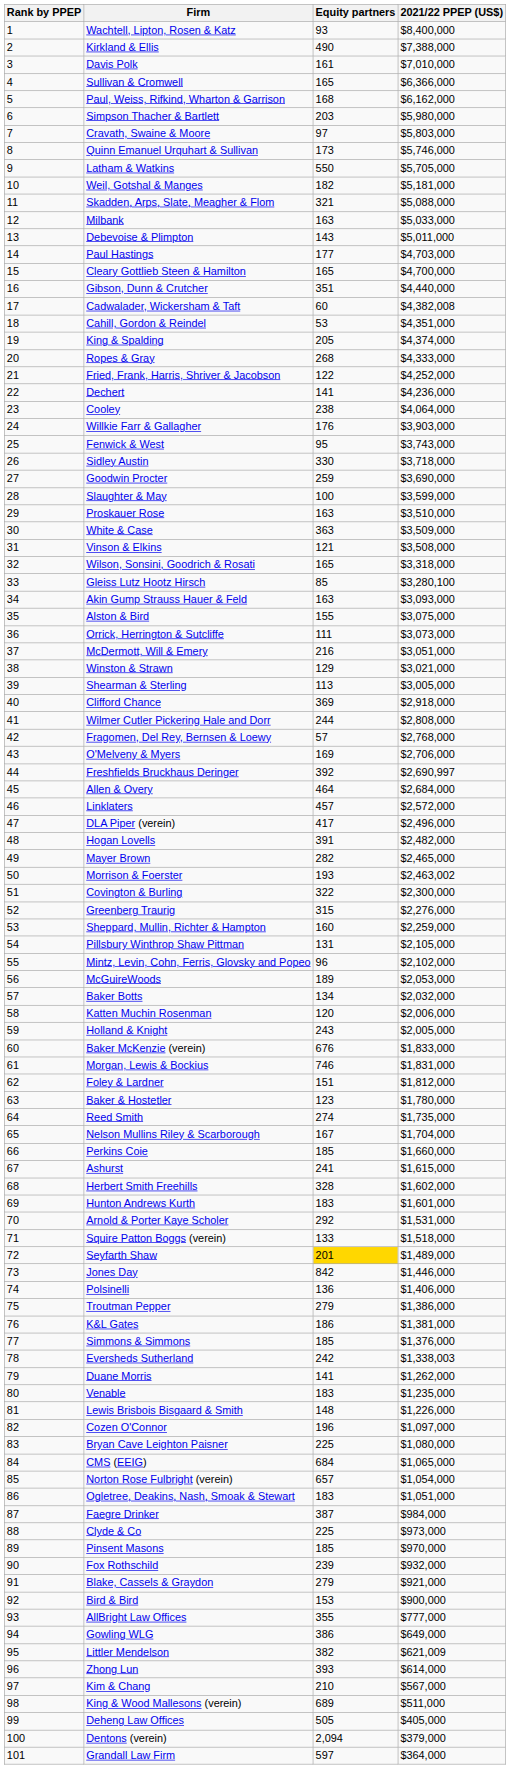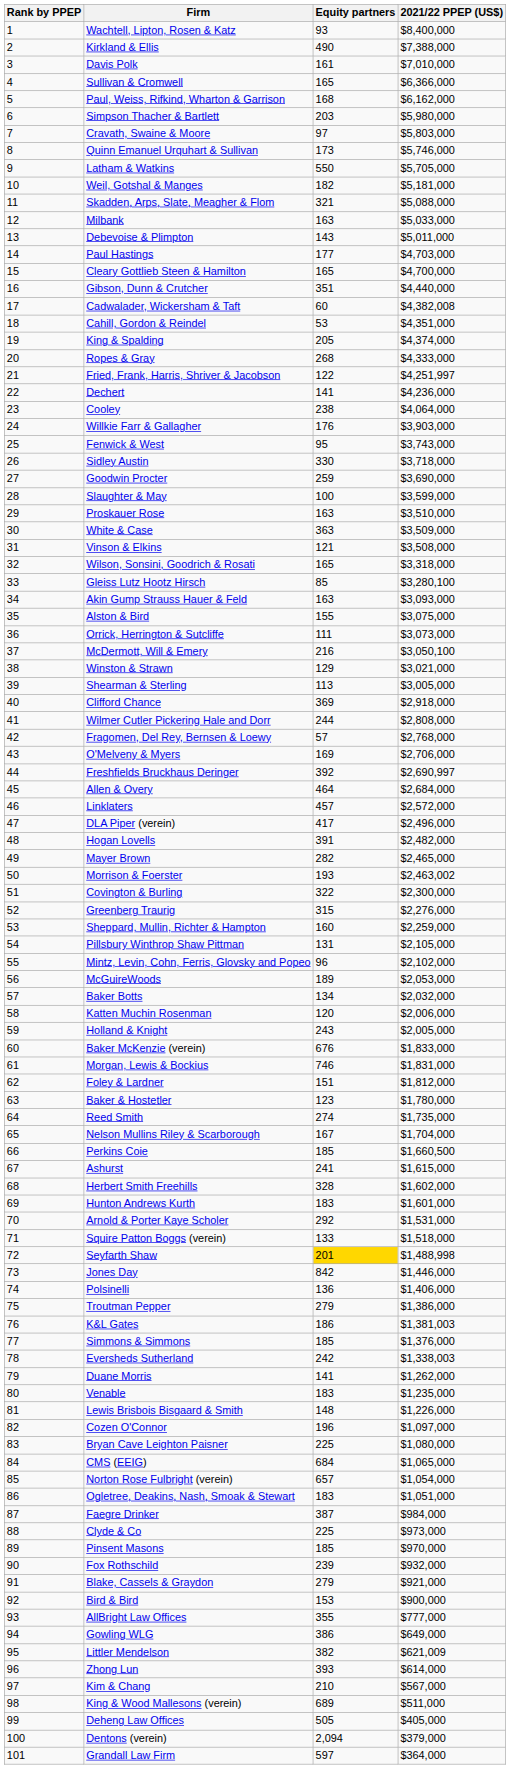(428, 375) $4,252,000 -> (428, 375) $4,251,997
(428, 651) $3,051,000 -> (428, 651) $3,050,100
(428, 1151) $1,660,000 -> (428, 1151) $1,660,500
(428, 1255) $1,489,000 -> (428, 1255) $1,488,998
(428, 1324) $1,381,000 -> (428, 1324) $1,381,003
